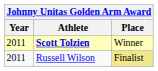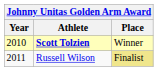(16, 43) 2011 -> (16, 43) 2010
